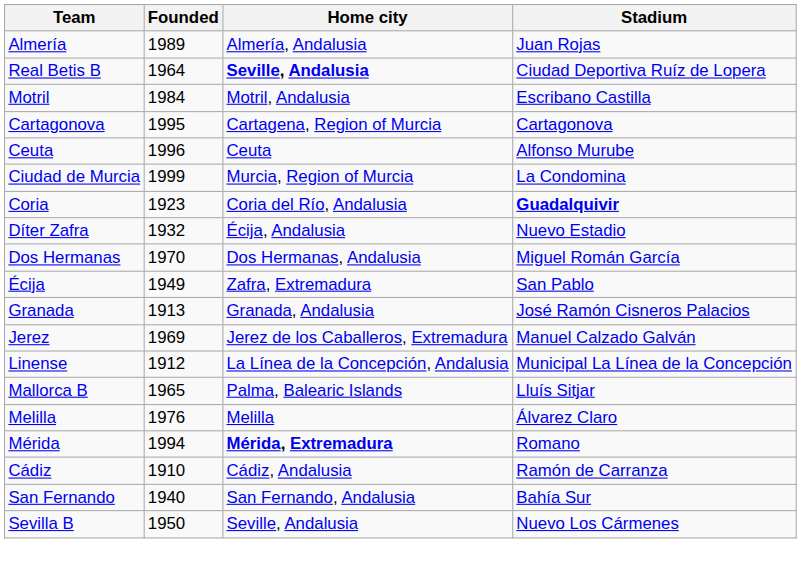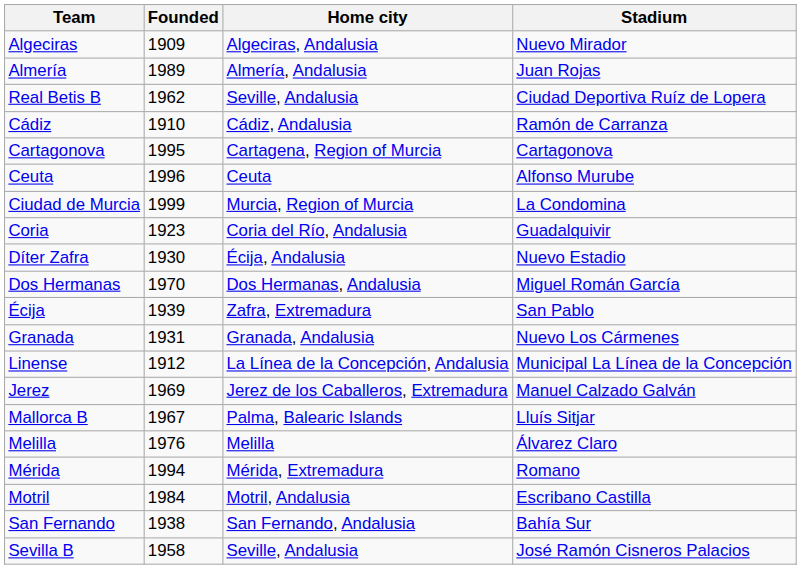+ row: (43, 44)
(167, 71) 1964 -> (167, 97) 1962
(298, 71) bold -> (292, 97) normal
rows swapped: (30, 470) <-> (29, 97)
(568, 204) bold -> (563, 230) normal
(167, 230) 1932 -> (167, 257) 1930
(167, 284) 1949 -> (167, 310) 1939
(167, 310) 1913 -> (167, 337) 1931
(633, 310) José Ramón Cisneros Palacios -> (598, 337) Nuevo Los Cármenes
rows swapped: (29, 337) <-> (38, 364)
(167, 390) 1965 -> (167, 417) 1967
(310, 444) bold -> (305, 470) normal
(167, 497) 1940 -> (167, 524) 1938
(167, 524) 1950 -> (167, 550) 1958
(598, 524) Nuevo Los Cármenes -> (633, 550) José Ramón Cisneros Palacios
